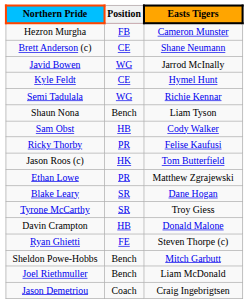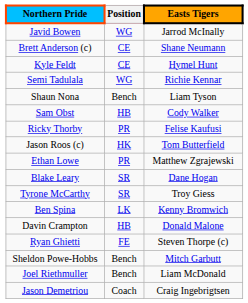- row: (55, 32)
rows swapped: (55, 64) <-> (55, 48)
+ row: (55, 209)
